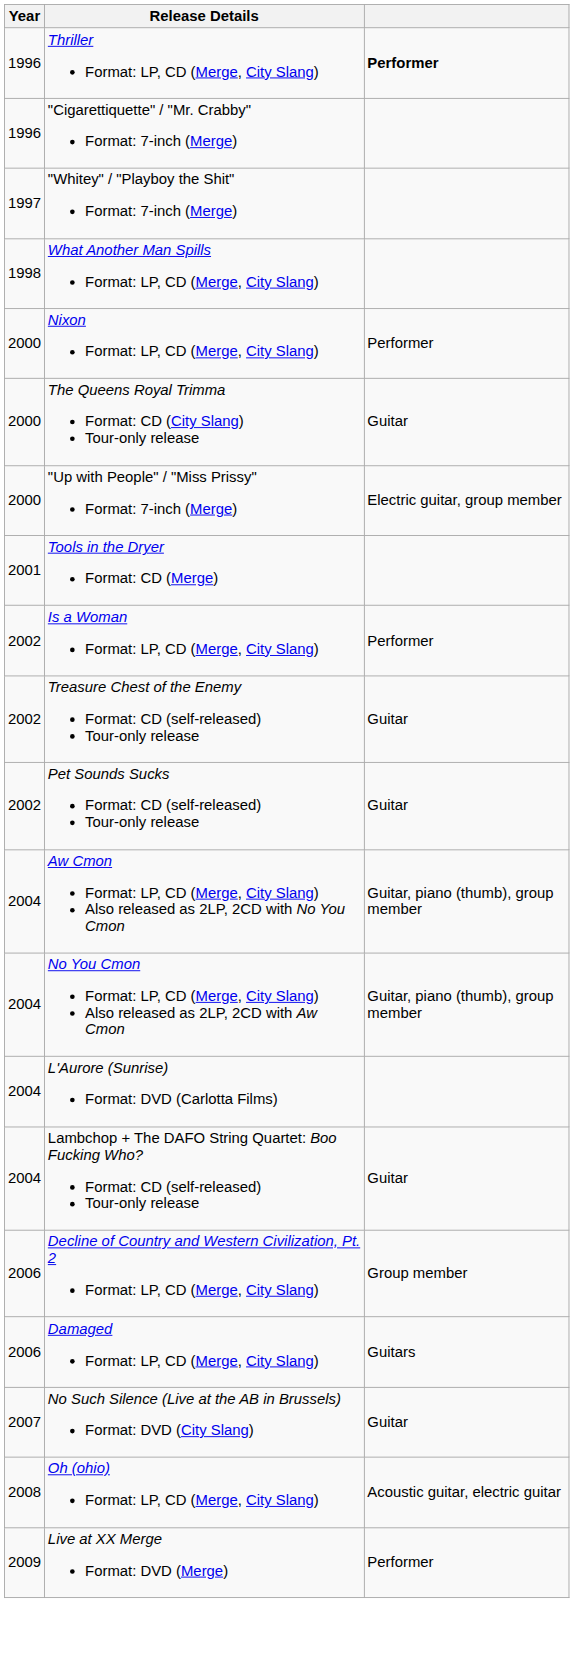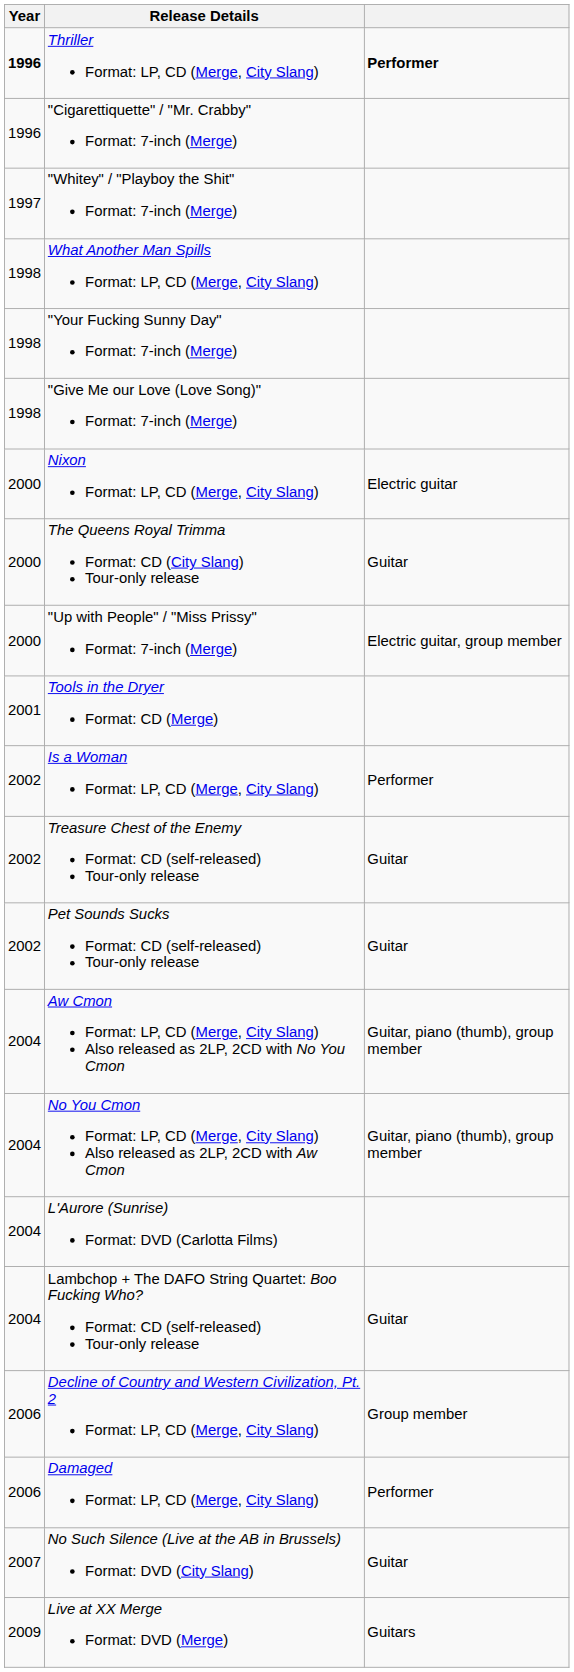(24, 63) normal -> (24, 63) bold
+ row: (204, 336)
+ row: (204, 406)
(400, 343) Performer -> (412, 483) Electric guitar
(391, 1352) Guitars -> (400, 1492) Performer
- row: (204, 1485)
(400, 1562) Performer -> (391, 1632) Guitars
